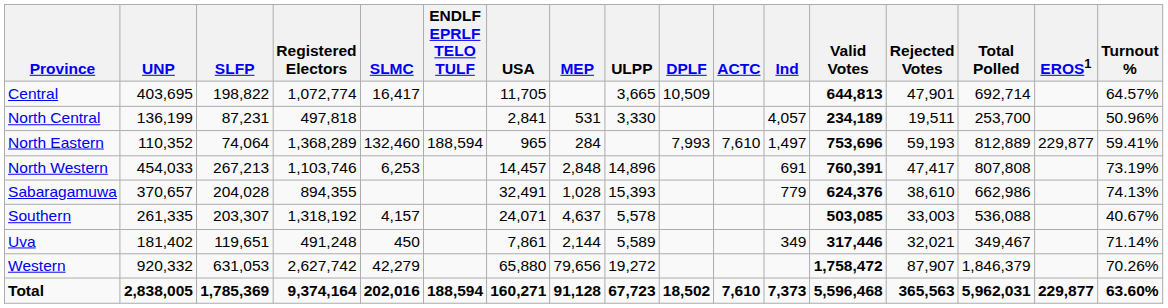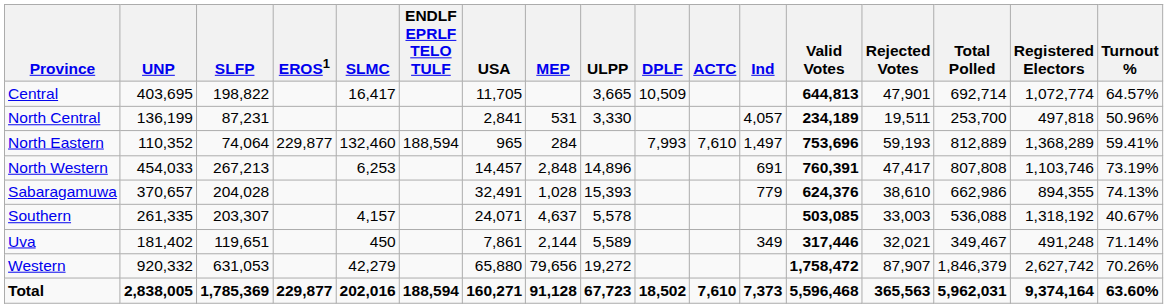columns swapped: (1066, 67) <-> (316, 60)
